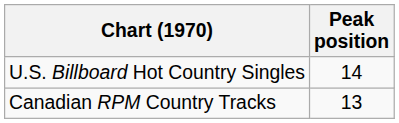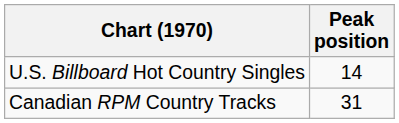(352, 103) 13 -> (352, 103) 31
